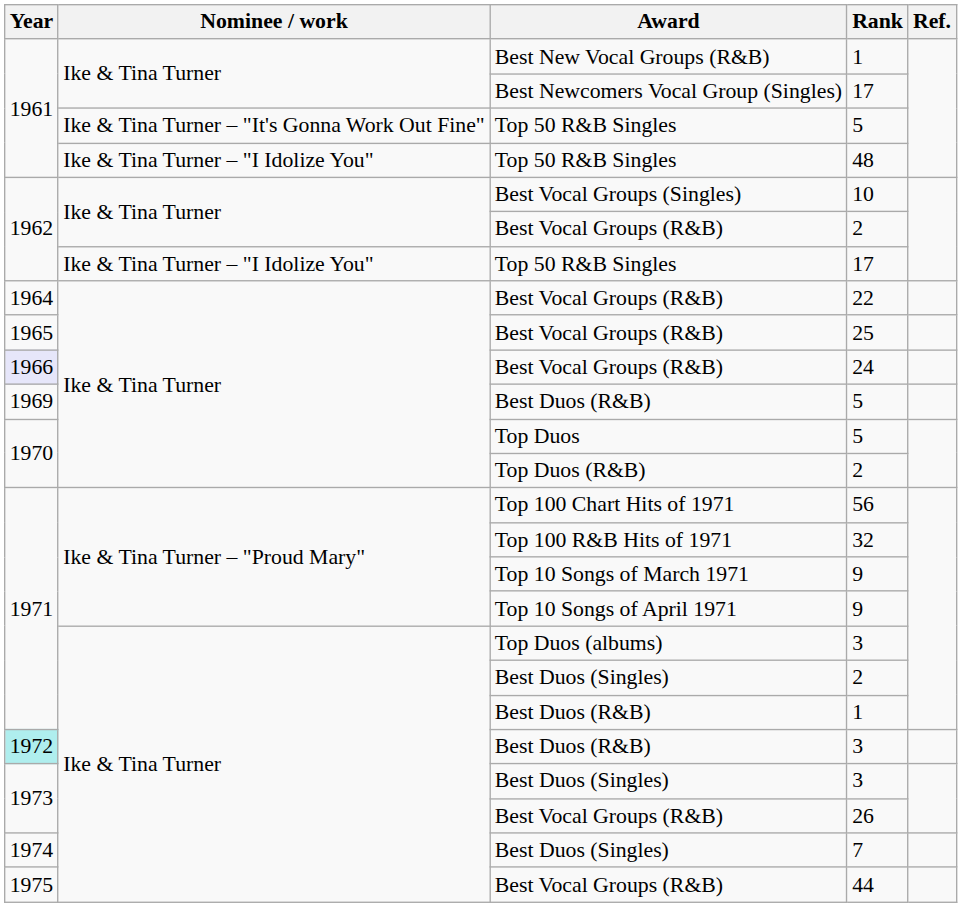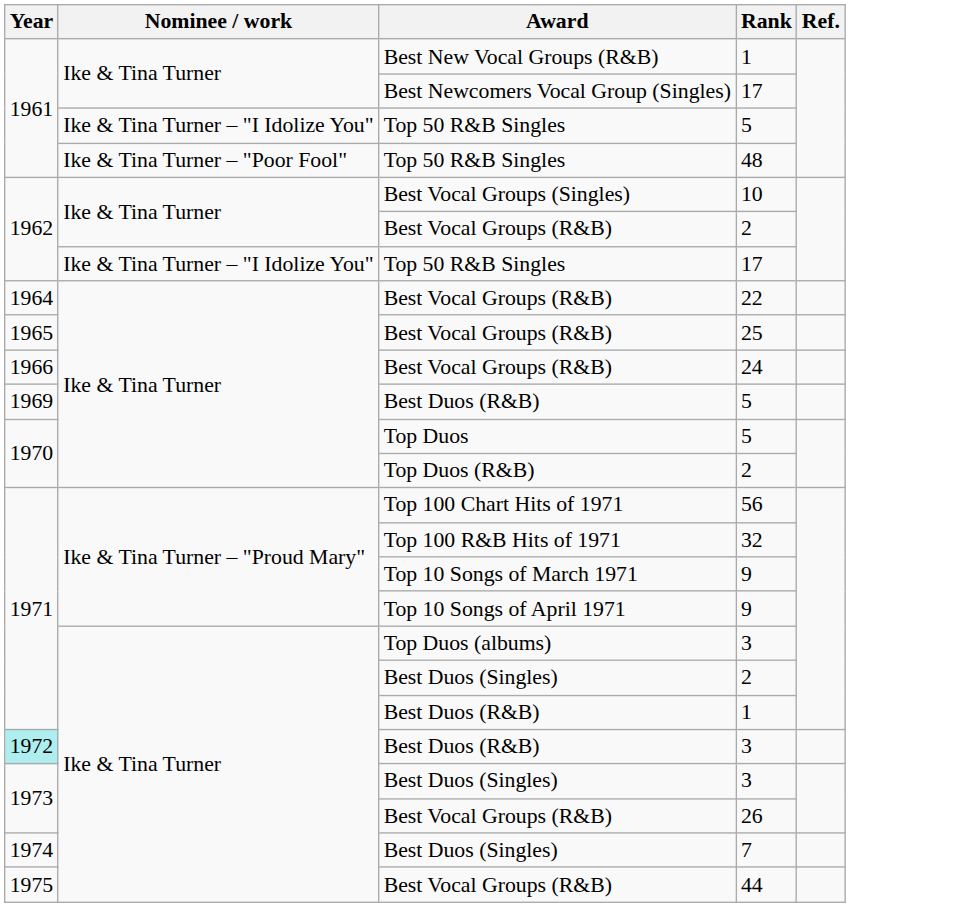(274, 125) Ike & Tina Turner – "It's Gonna Work Out Fine" -> (218, 125) Ike & Tina Turner – "I Idolize You"
(218, 159) Ike & Tina Turner – "I Idolize You" -> (205, 159) Ike & Tina Turner – "Poor Fool"
(31, 366) lavender background -> (31, 366) no background
